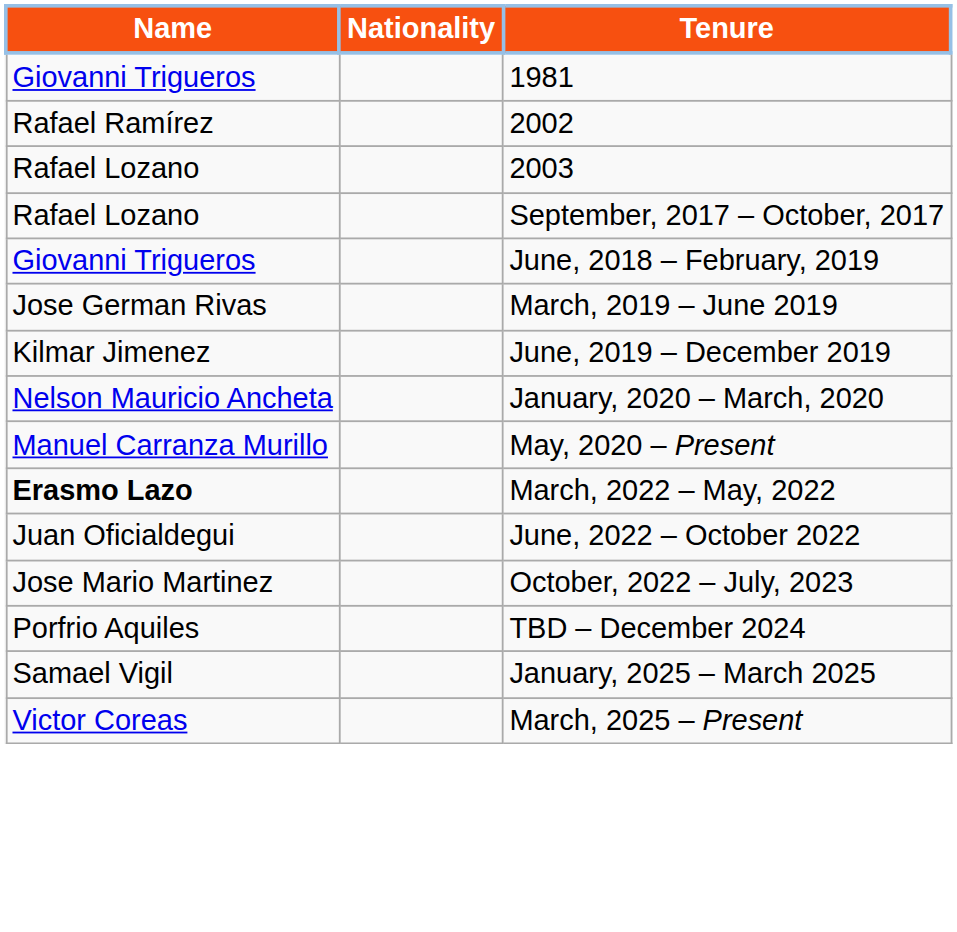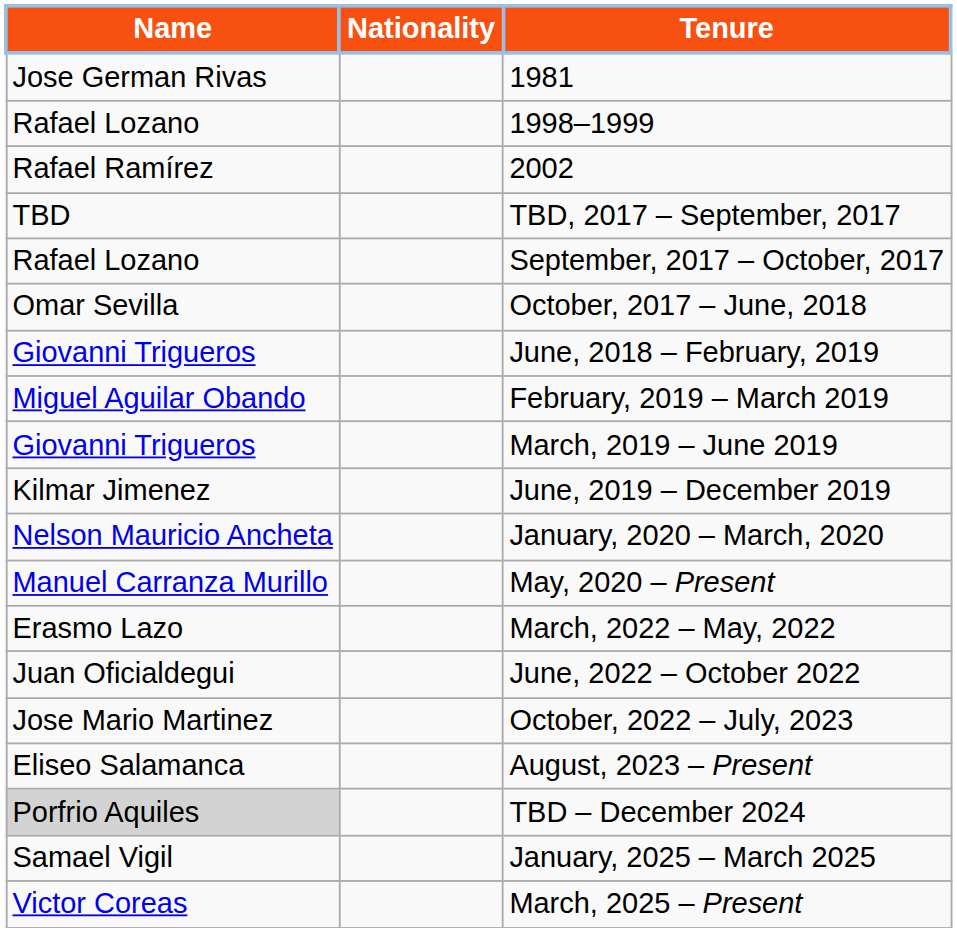(134, 77) Giovanni Trigueros -> (140, 77) Jose German Rivas
+ row: (582, 122)
- row: (542, 168)
+ row: (705, 214)
+ row: (688, 306)
+ row: (699, 398)
(140, 306) Jose German Rivas -> (134, 444) Giovanni Trigueros
(103, 490) bold -> (98, 628) normal
+ row: (661, 765)
(106, 628) no background -> (106, 811) lightgrey background
